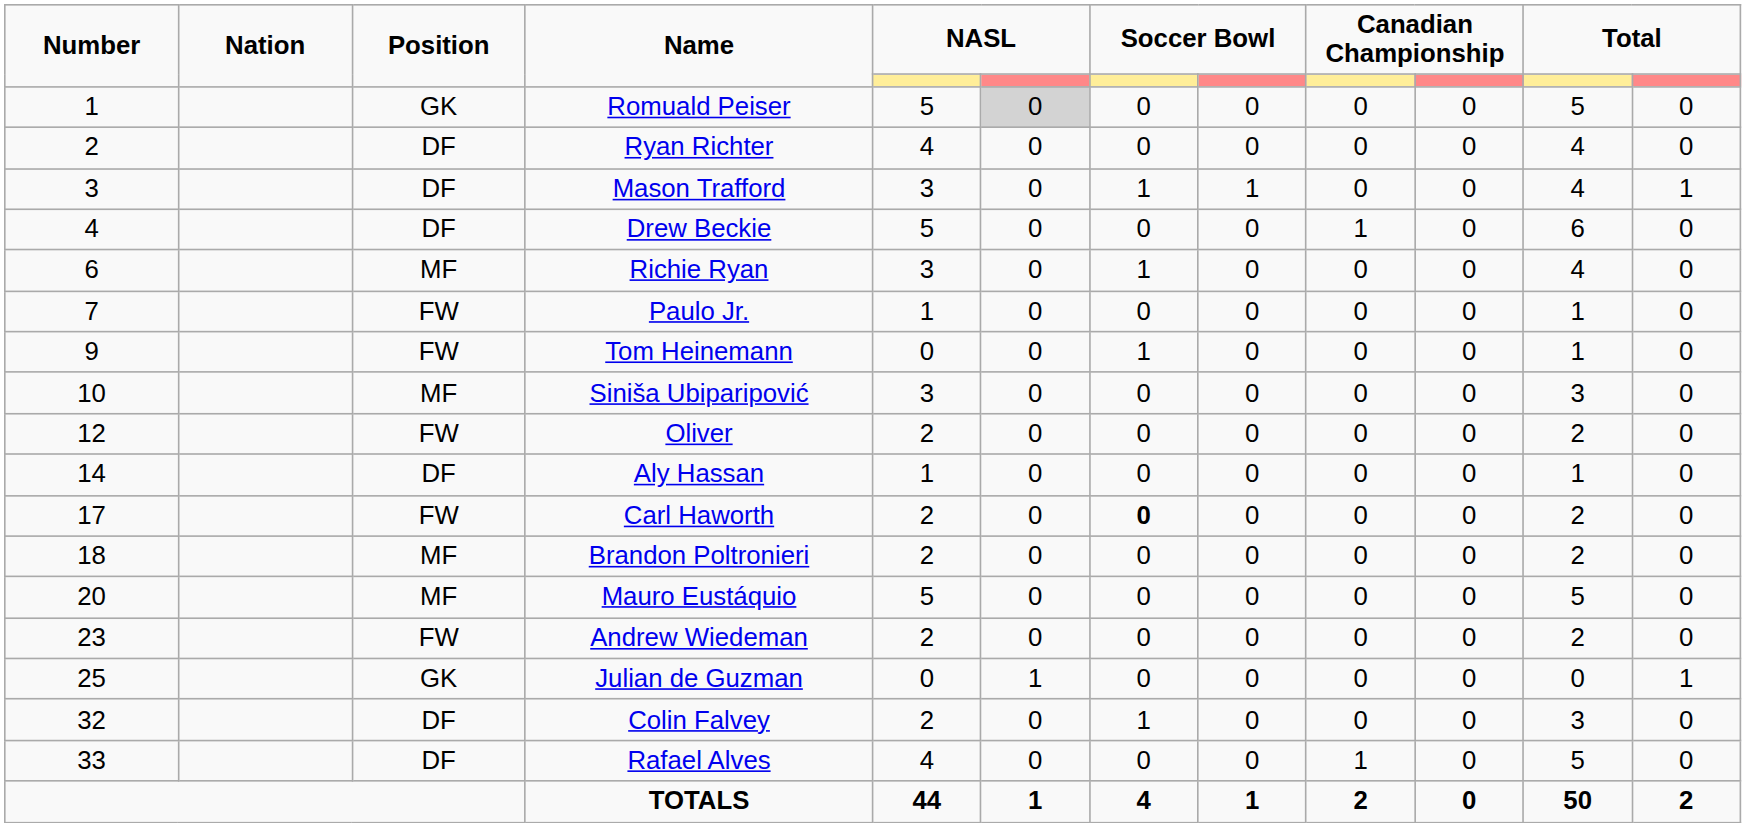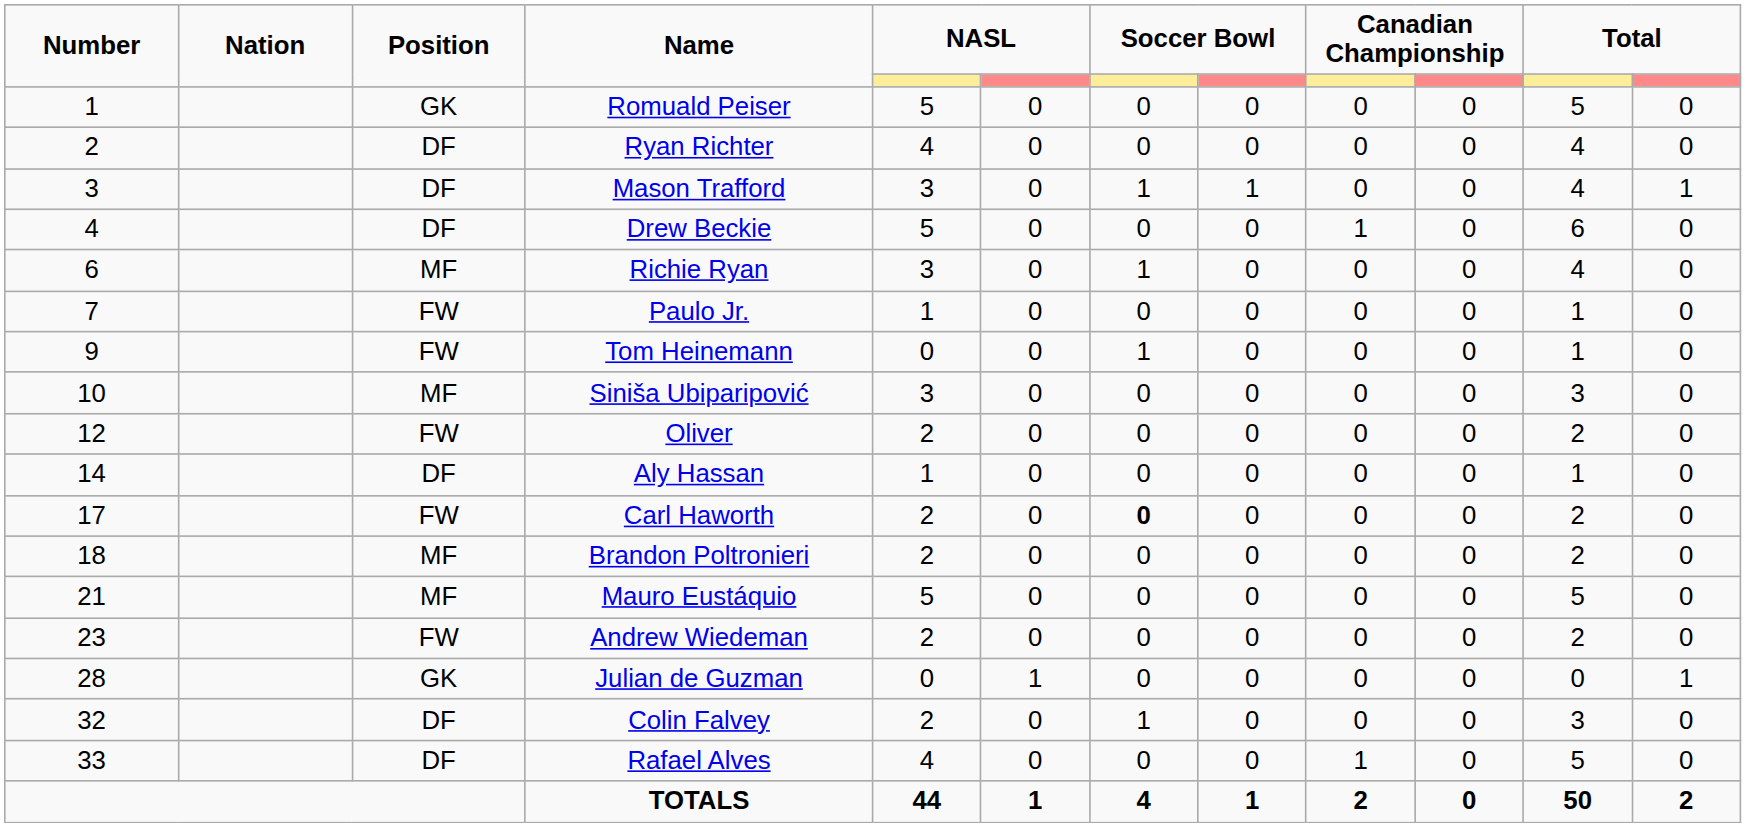(1035, 106) lightgrey background -> (1035, 106) no background
(92, 596) 20 -> (92, 596) 21
(92, 678) 25 -> (92, 678) 28
